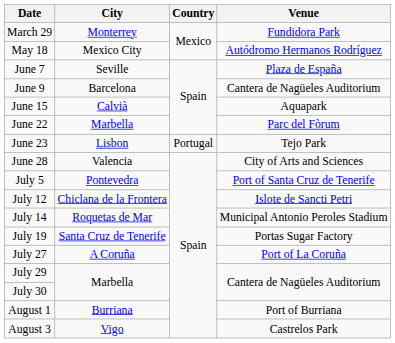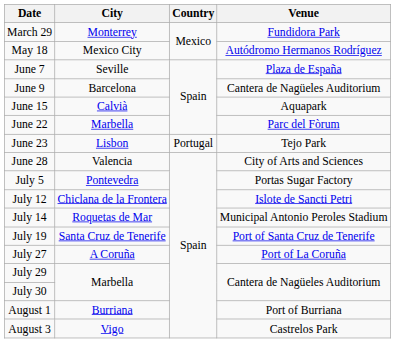(304, 180) Port of Santa Cruz de Tenerife -> (304, 180) Portas Sugar Factory
(304, 236) Portas Sugar Factory -> (304, 236) Port of Santa Cruz de Tenerife
